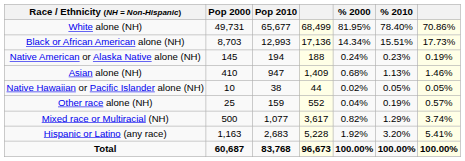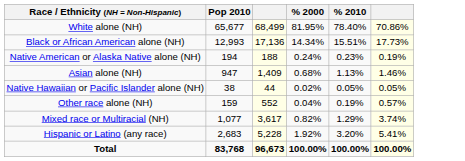- column: (229, 12)
